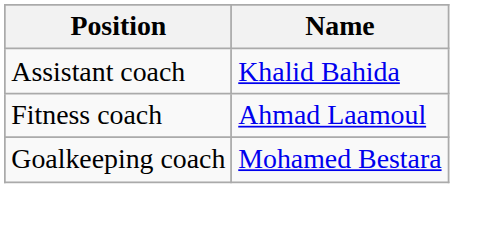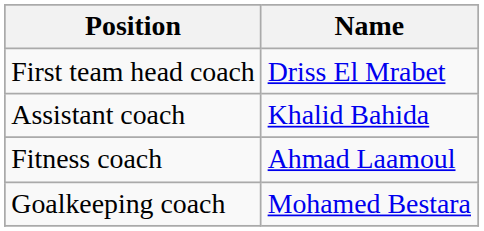+ row: (133, 70)
